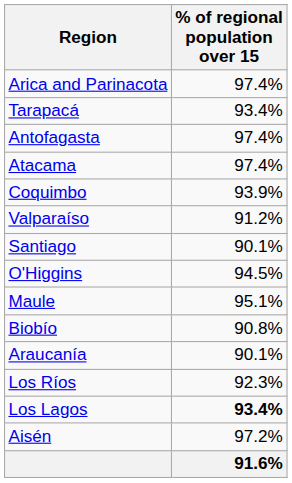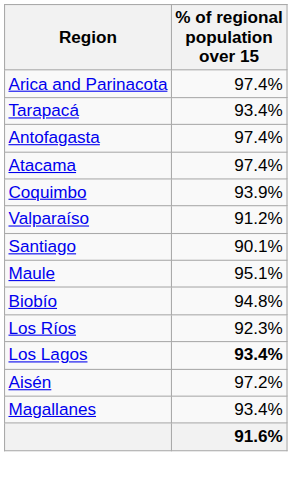- row: (45, 273)
(259, 328) 90.8% -> (259, 300) 94.8%
- row: (48, 355)
+ row: (52, 409)
